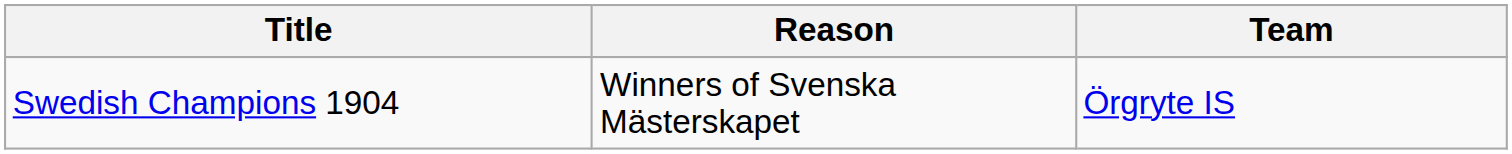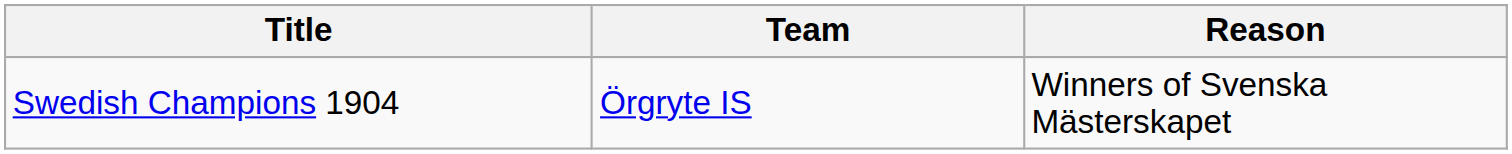columns swapped: (1291, 30) <-> (834, 30)
